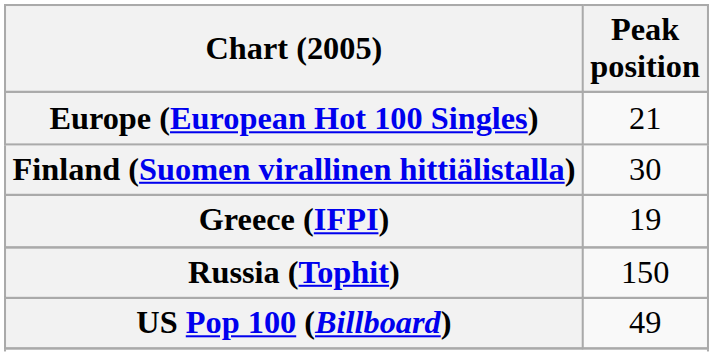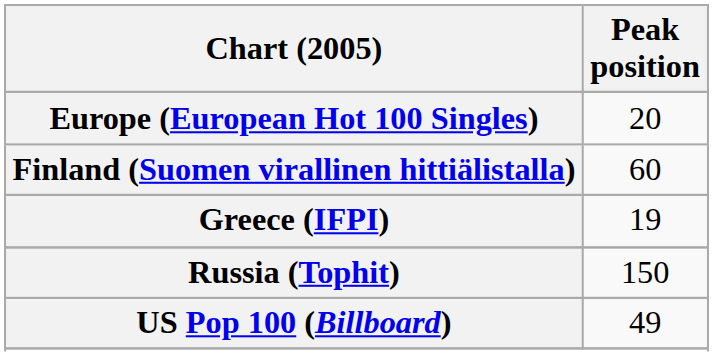(645, 117) 21 -> (645, 117) 20
(645, 169) 30 -> (645, 169) 60
